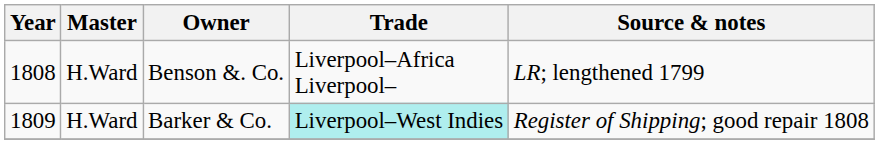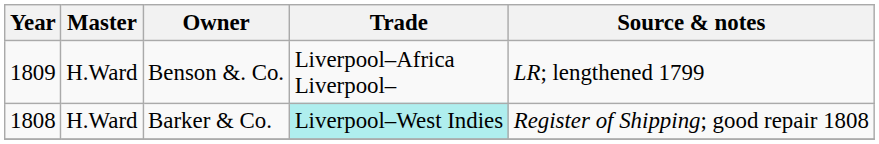(33, 71) 1808 -> (33, 71) 1809
(33, 120) 1809 -> (33, 120) 1808
